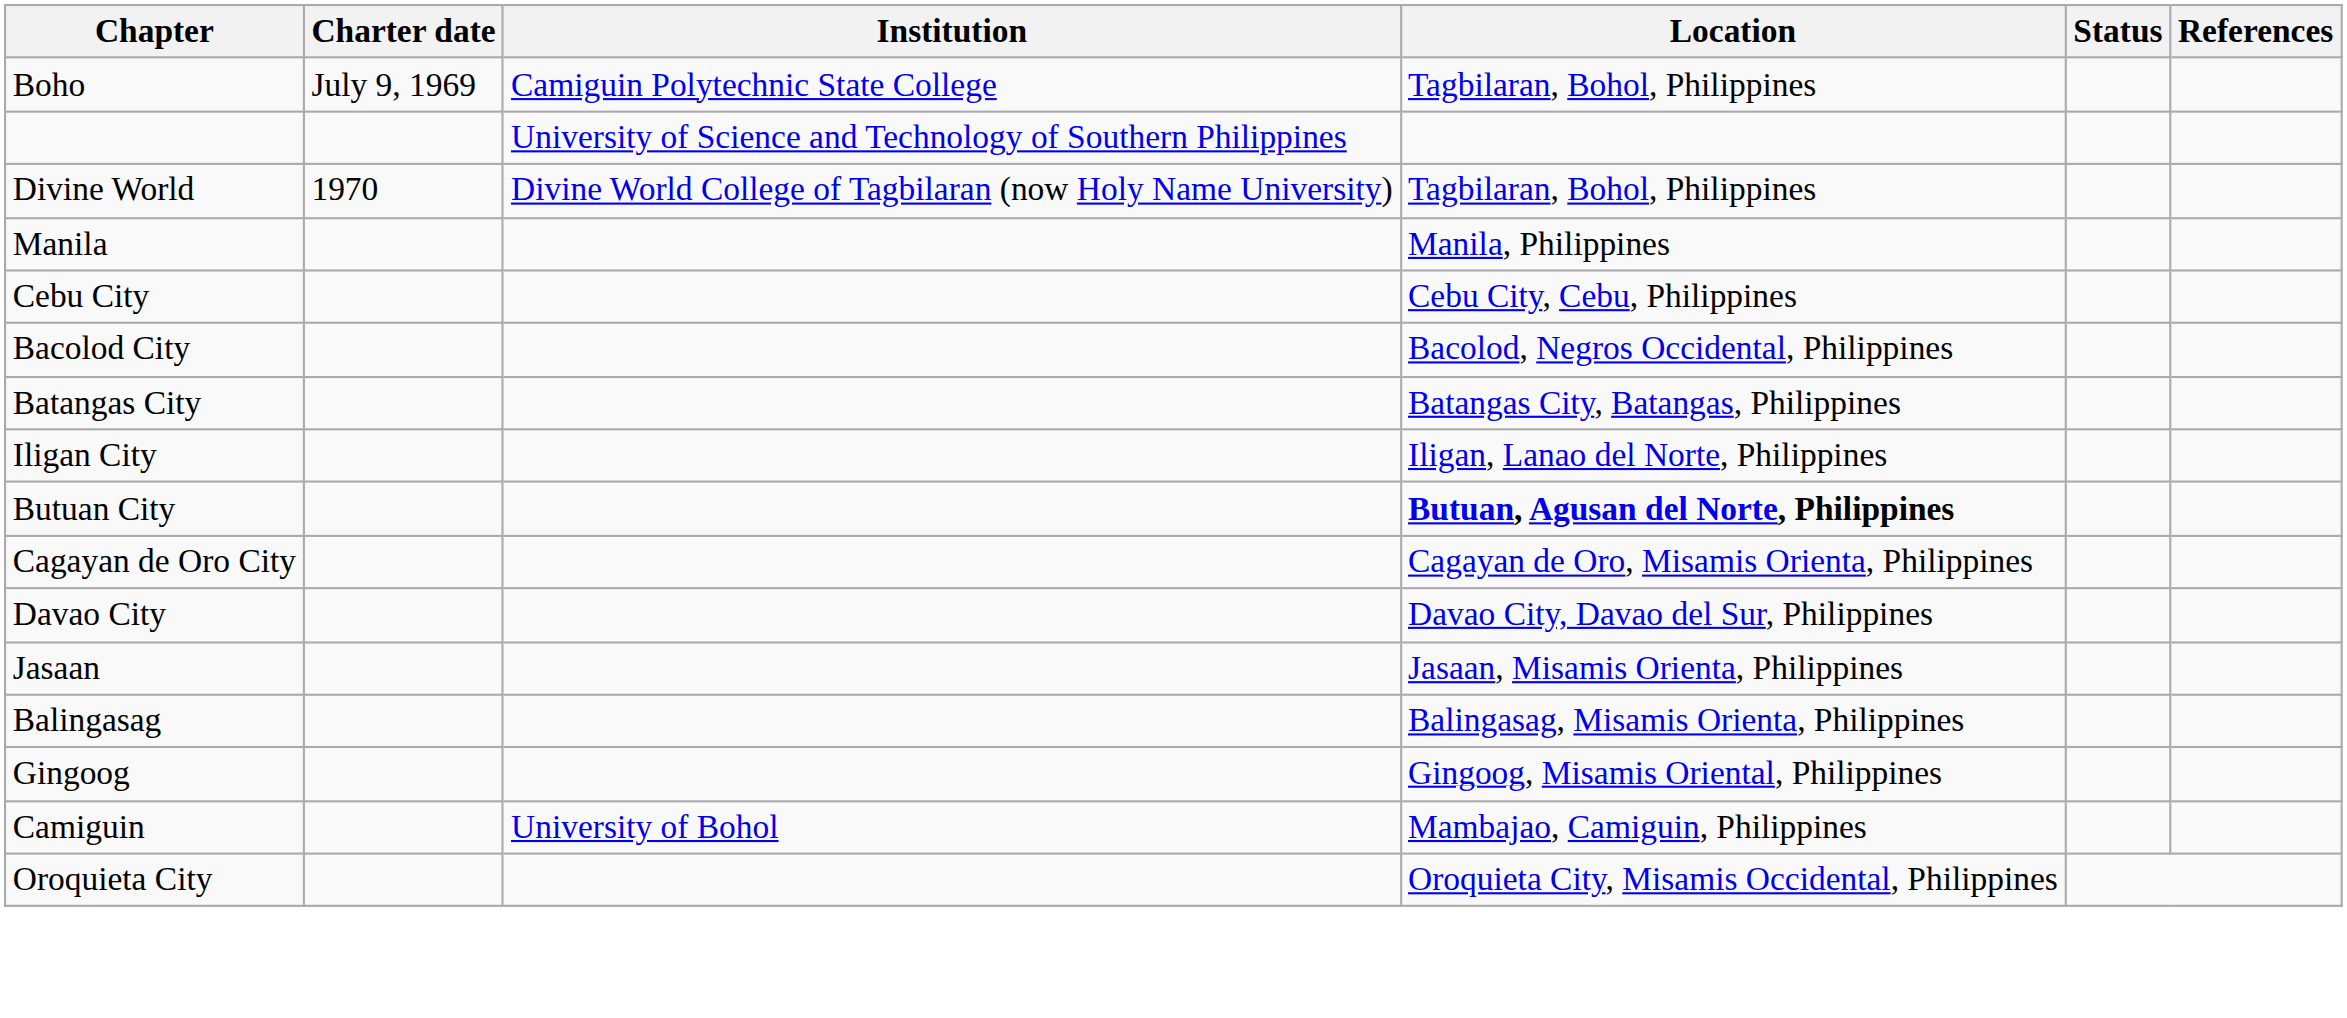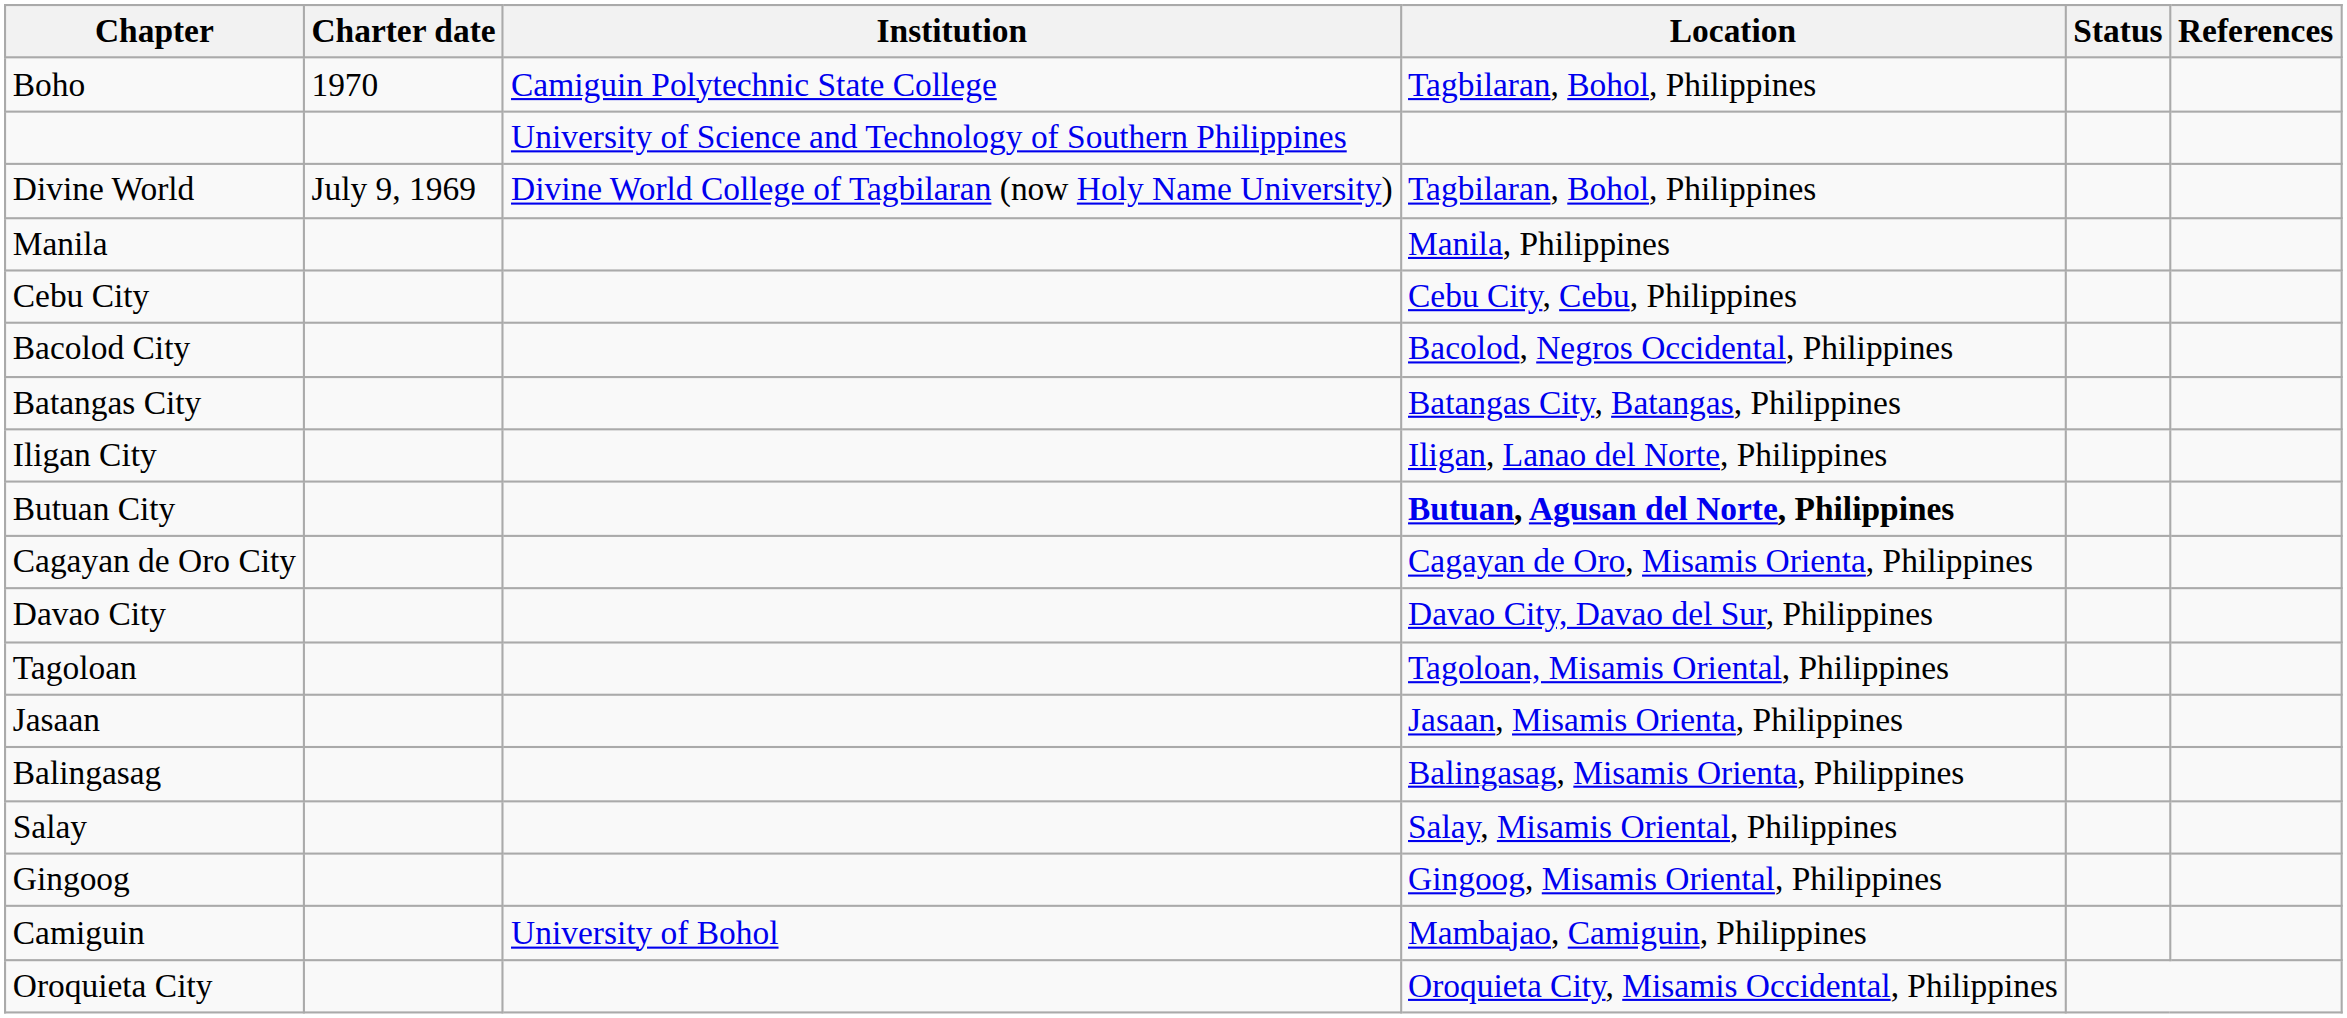(394, 84) July 9, 1969 -> (345, 84) 1970
(345, 190) 1970 -> (394, 190) July 9, 1969
+ row: (75, 667)
+ row: (50, 826)
